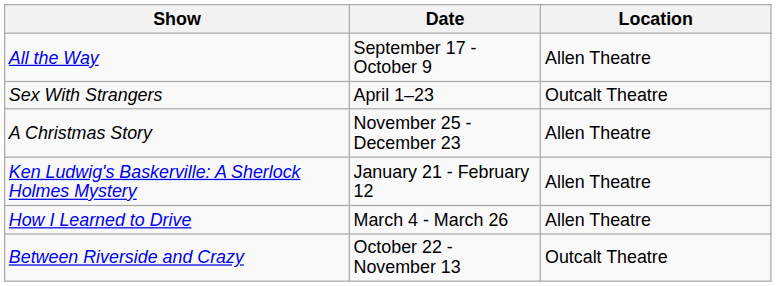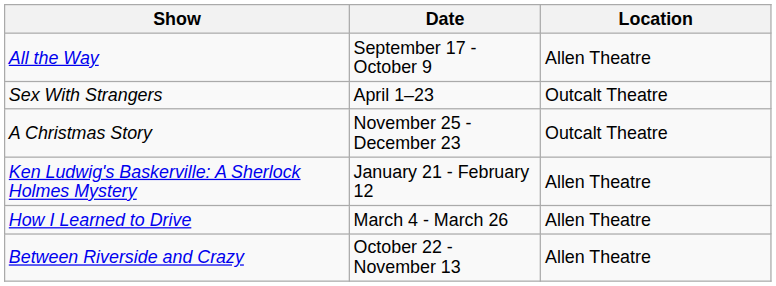(598, 134) Allen Theatre -> (606, 134) Outcalt Theatre
(606, 258) Outcalt Theatre -> (598, 258) Allen Theatre
